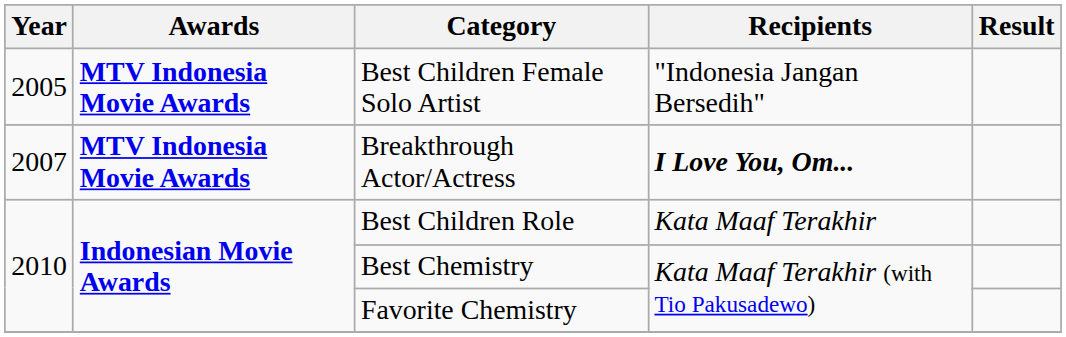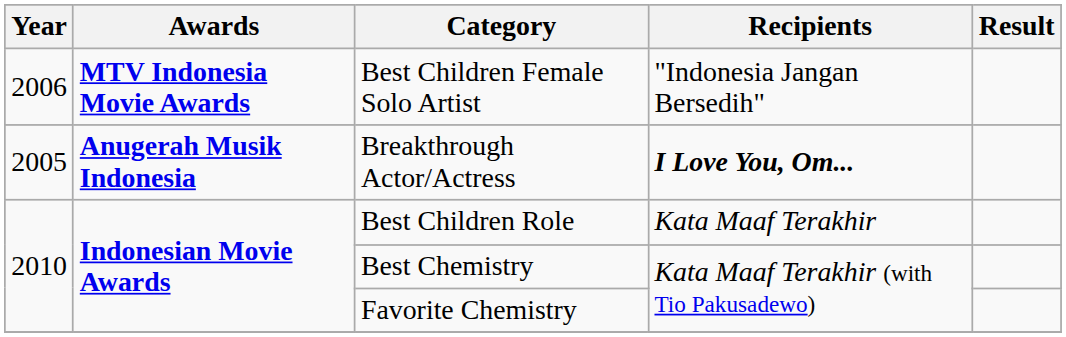(39, 86) 2005 -> (39, 86) 2006
(39, 161) 2007 -> (39, 161) 2005
(174, 161) MTV Indonesia Movie Awards -> (181, 161) Anugerah Musik Indonesia
